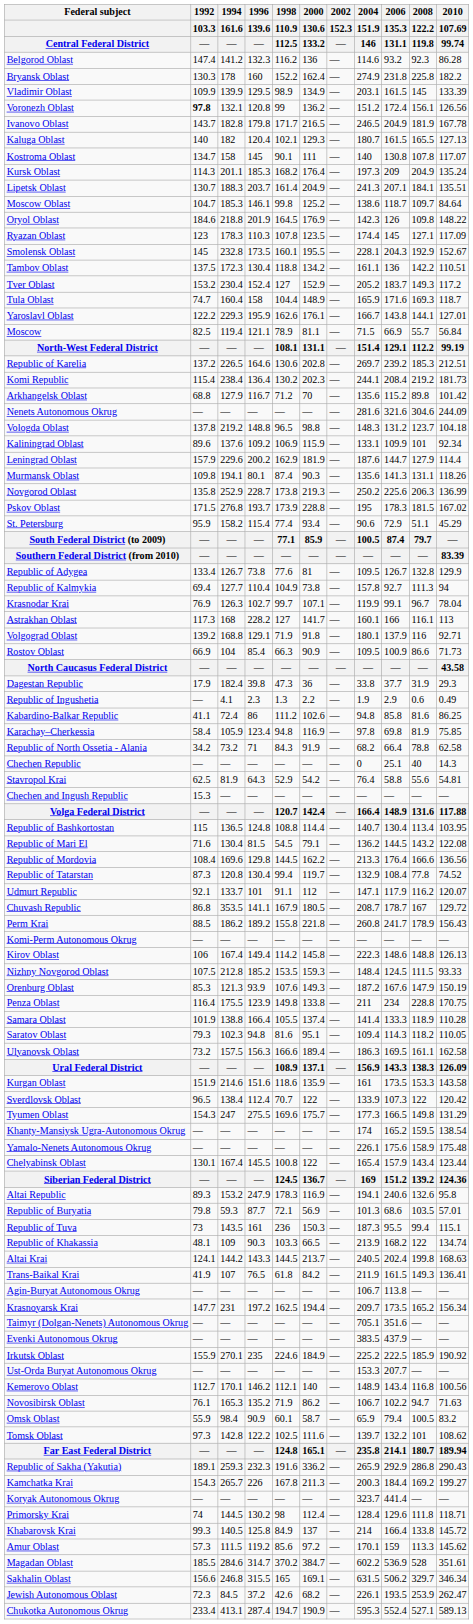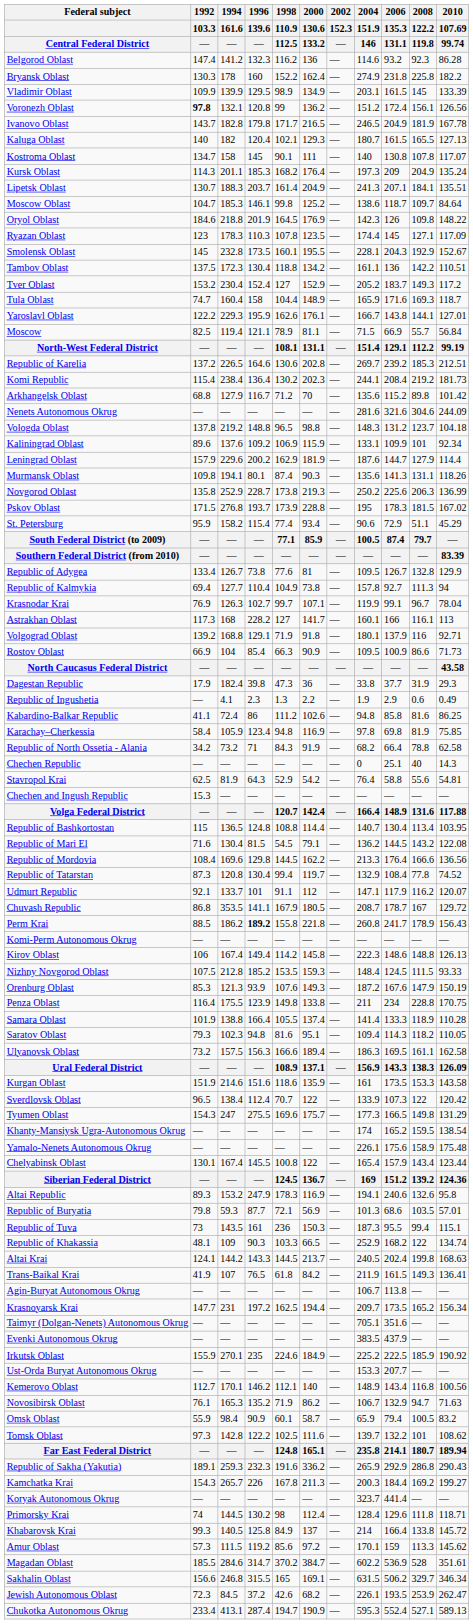(259, 923) normal -> (259, 923) bold
(368, 1243) 213.9 -> (368, 1243) 252.9
(395, 1403) 102.2 -> (395, 1403) 132.9
